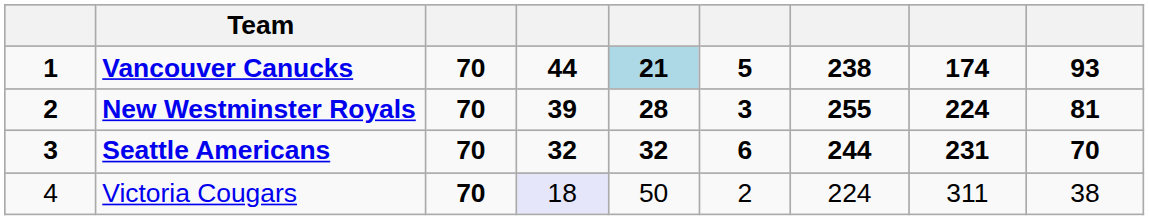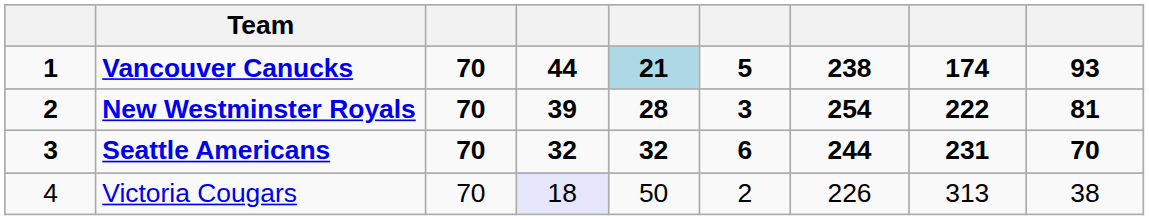(850, 109) 255 -> (850, 109) 254
(967, 109) 224 -> (967, 109) 222
(471, 192) bold -> (471, 192) normal
(850, 192) 224 -> (850, 192) 226
(967, 192) 311 -> (967, 192) 313
